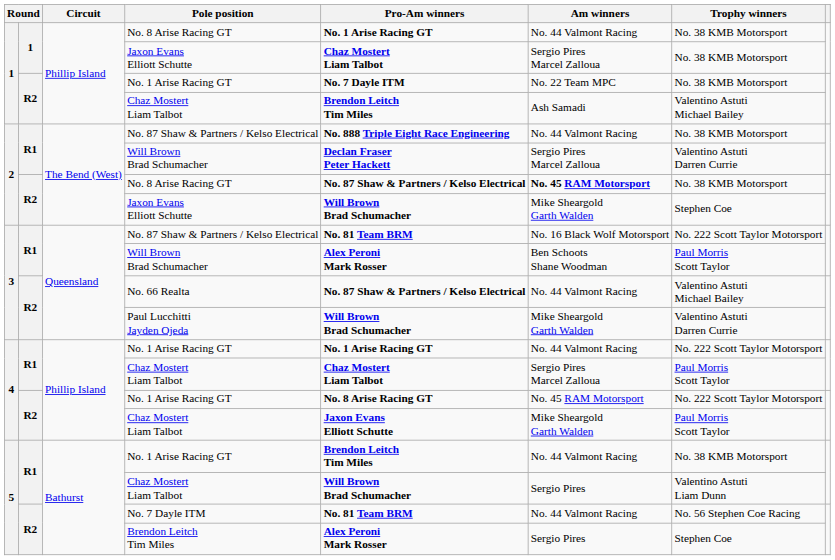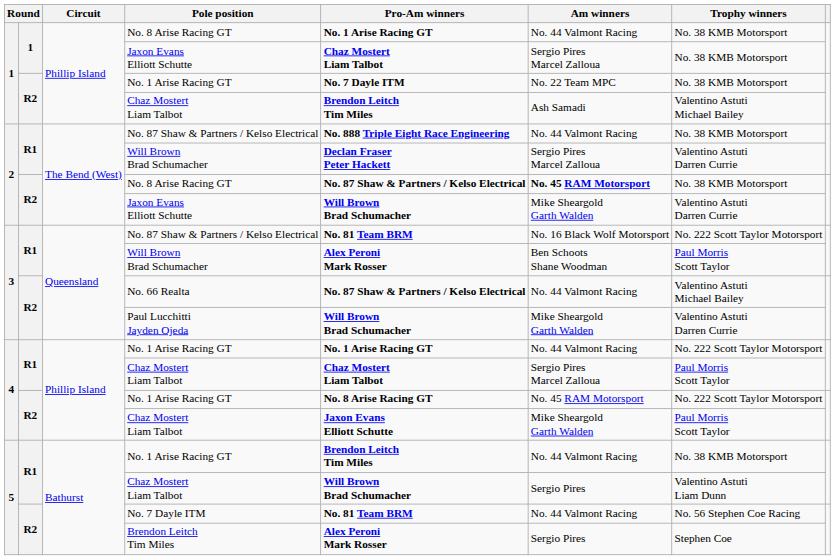(703, 208) Stephen Coe -> (711, 208) Valentino Astuti Darren Currie
